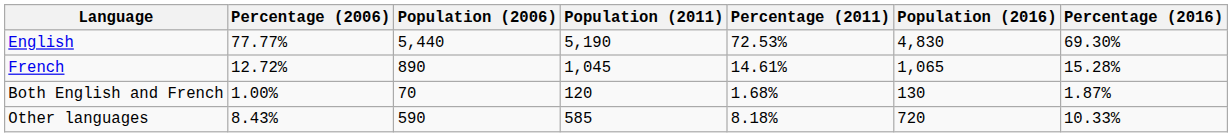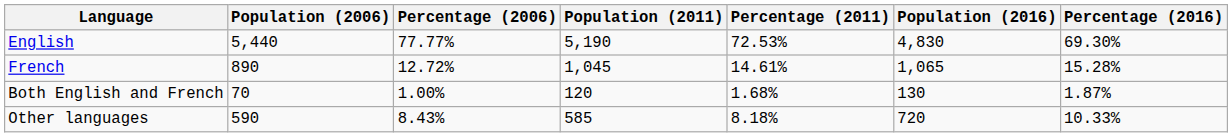columns swapped: (477, 17) <-> (311, 17)
